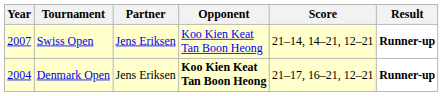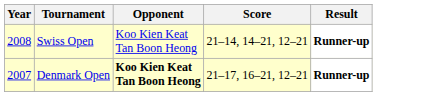- column: (146, 14)
(19, 41) 2007 -> (19, 41) 2008
(19, 75) 2004 -> (19, 75) 2007
